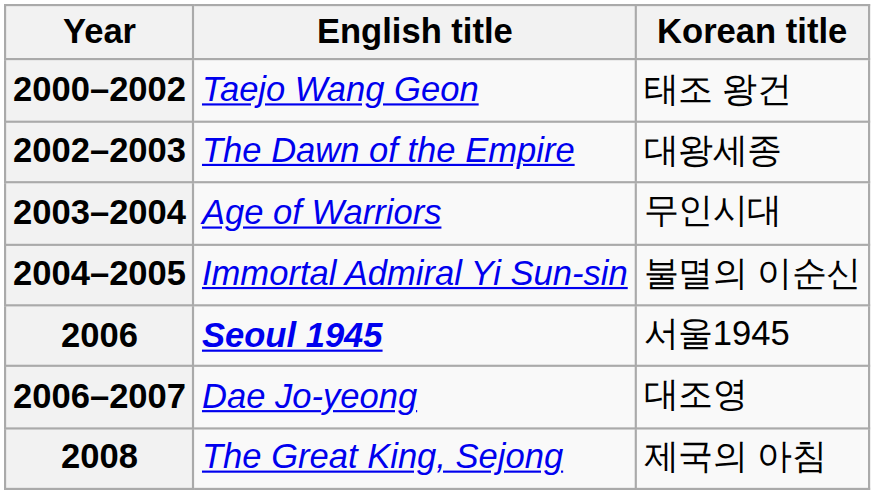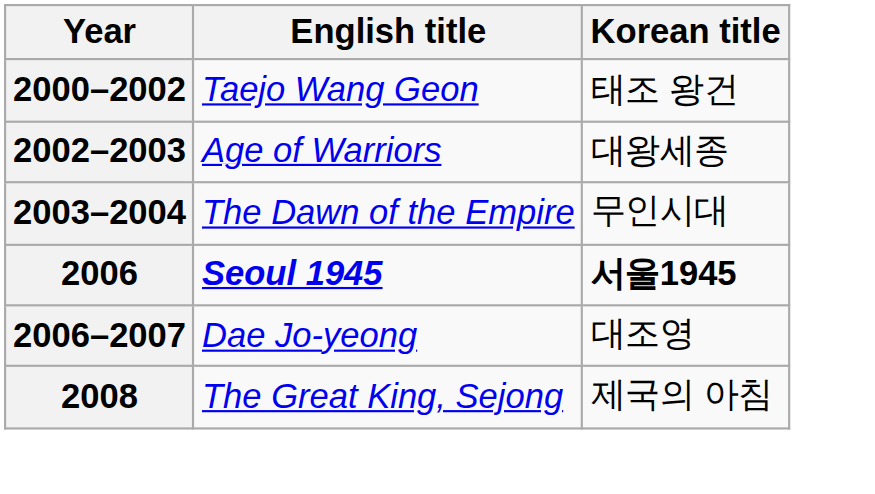(388, 151) The Dawn of the Empire -> (322, 151) Age of Warriors
(322, 212) Age of Warriors -> (388, 212) The Dawn of the Empire
- row: (100, 273)
(717, 334) normal -> (664, 272) bold
